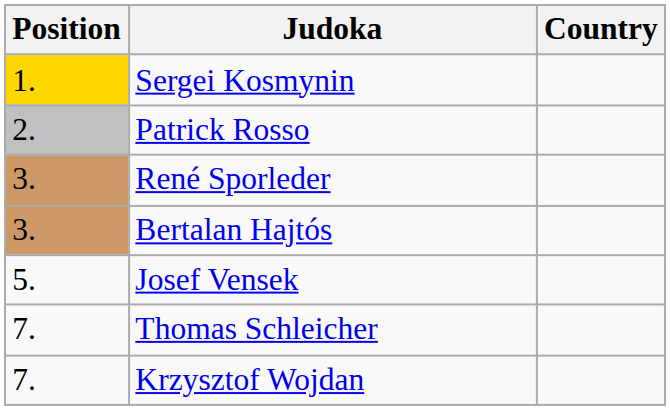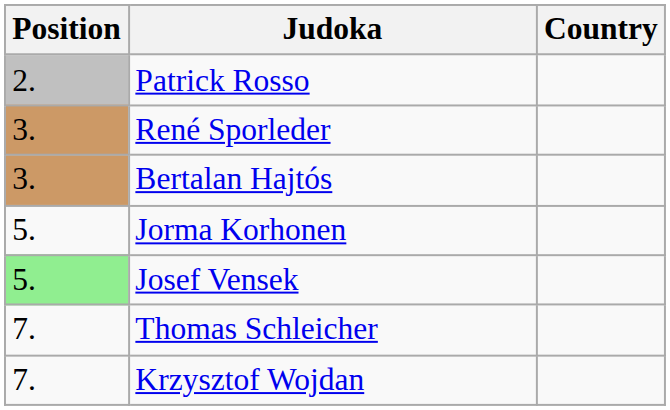- row: (245, 79)
+ row: (241, 229)
(24, 279) no background -> (24, 279) lightgreen background
